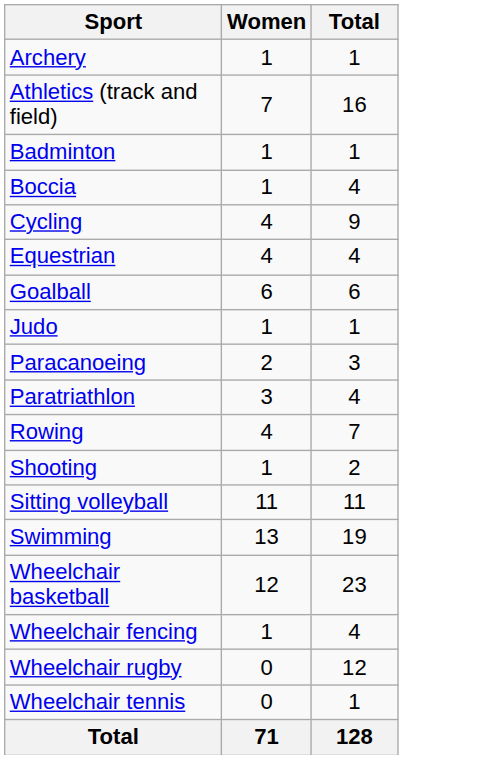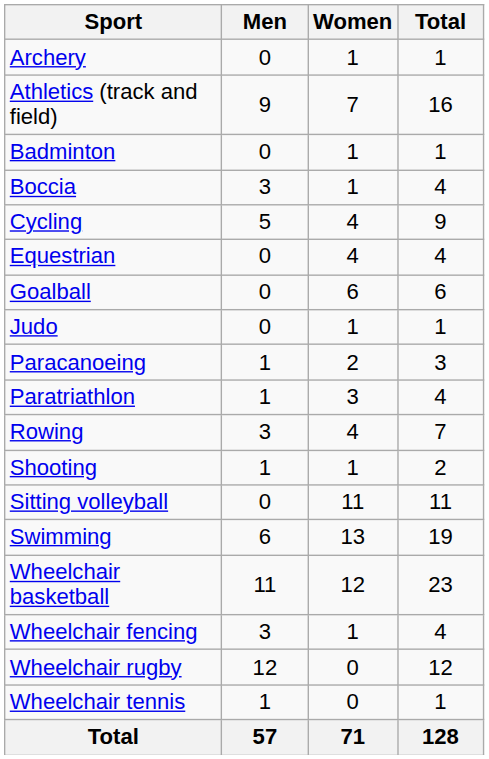+ column: (265, 22)
